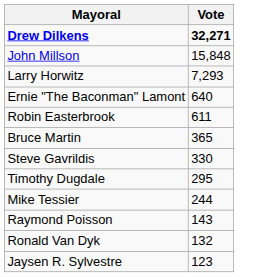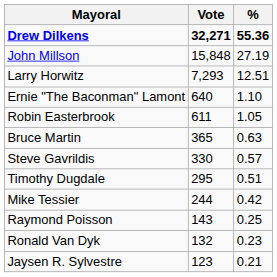+ column: (253, 14)
